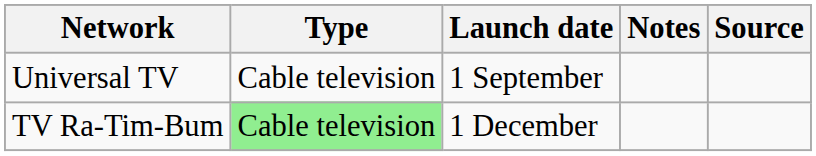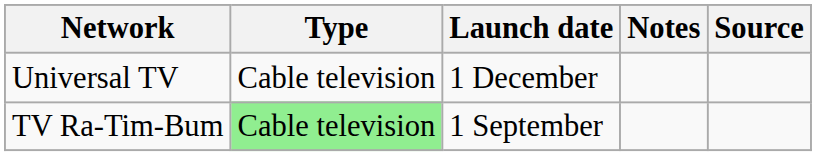(526, 77) 1 September -> (524, 77) 1 December
(524, 125) 1 December -> (526, 125) 1 September
